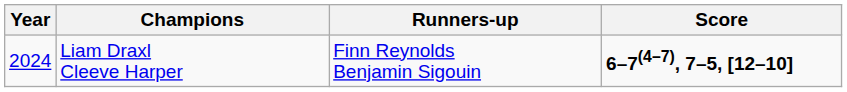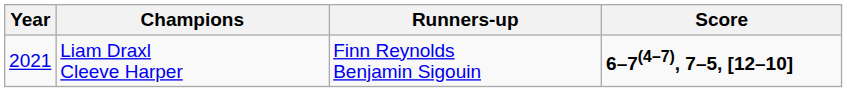(30, 61) 2024 -> (30, 61) 2021
